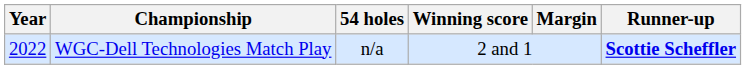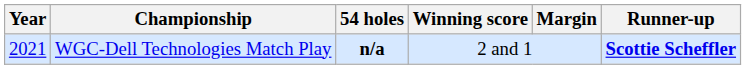(28, 49) 2022 -> (28, 49) 2021
(372, 49) normal -> (372, 49) bold
